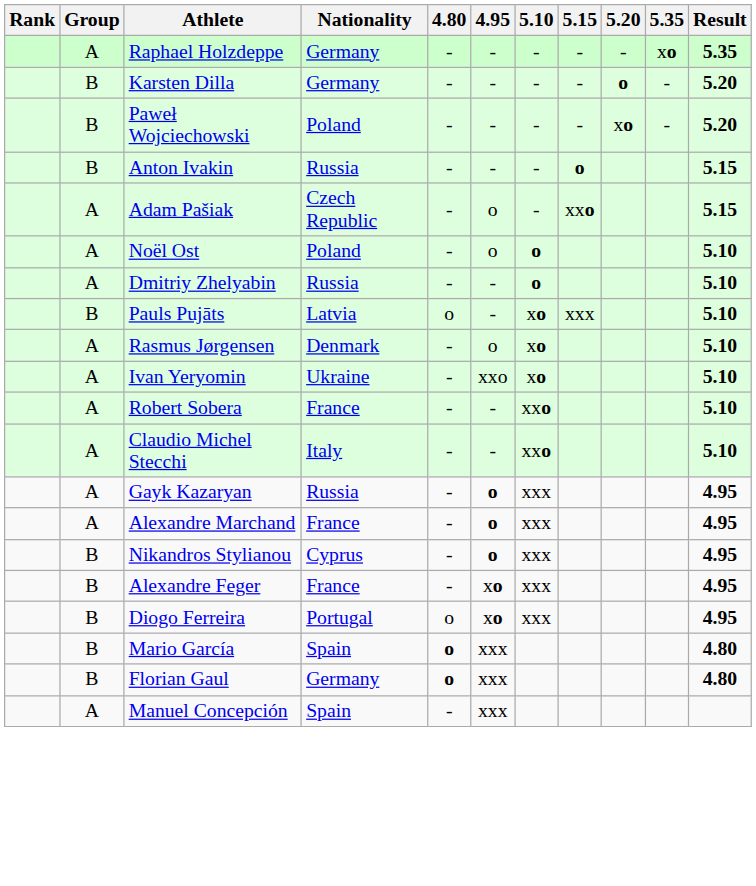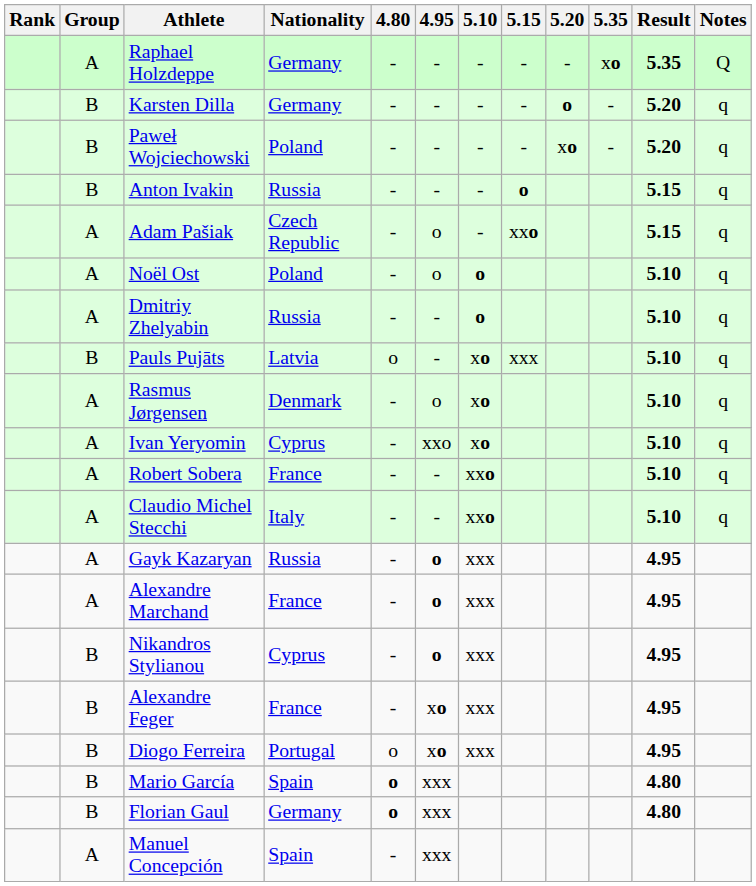+ column: (723, 20)
(338, 376) Ukraine -> (297, 442) Cyprus
